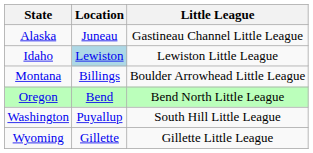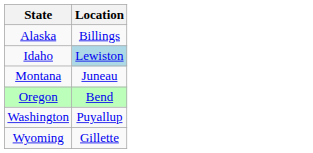- column: (218, 14)
(99, 35) Juneau -> (99, 35) Billings
(99, 76) Billings -> (99, 76) Juneau
